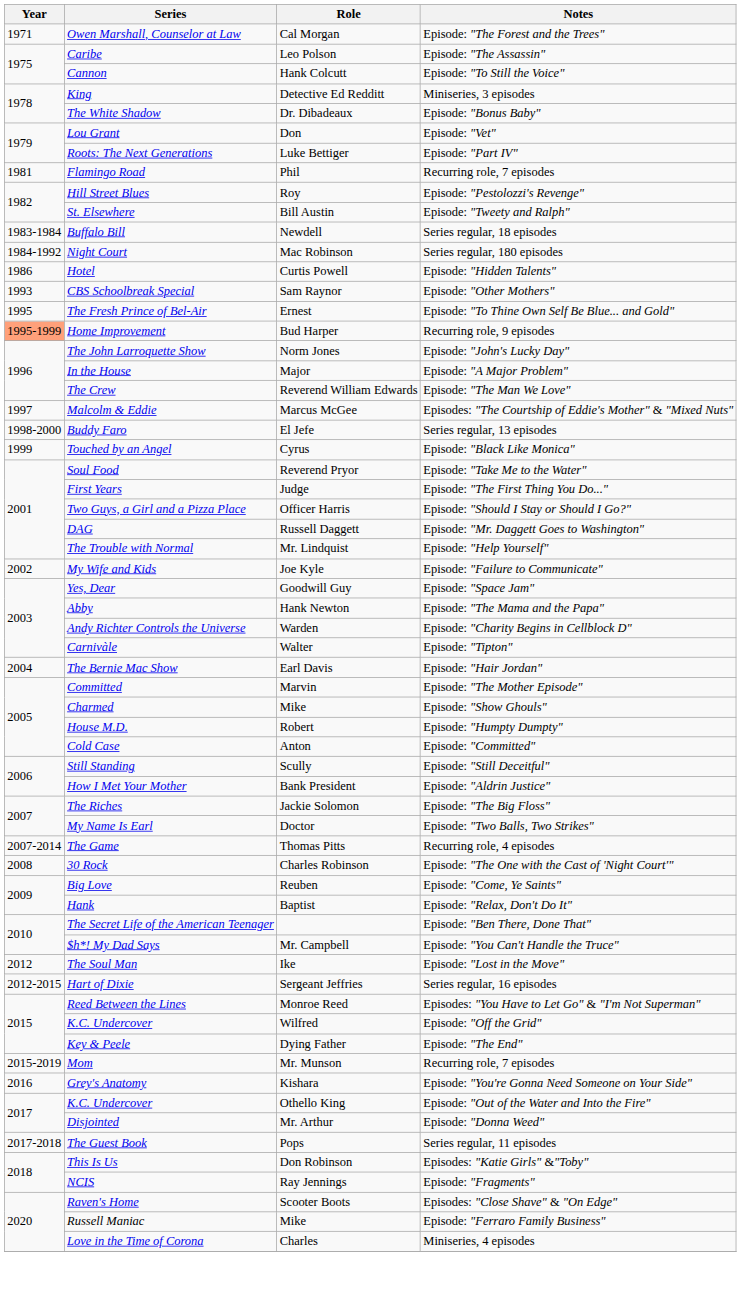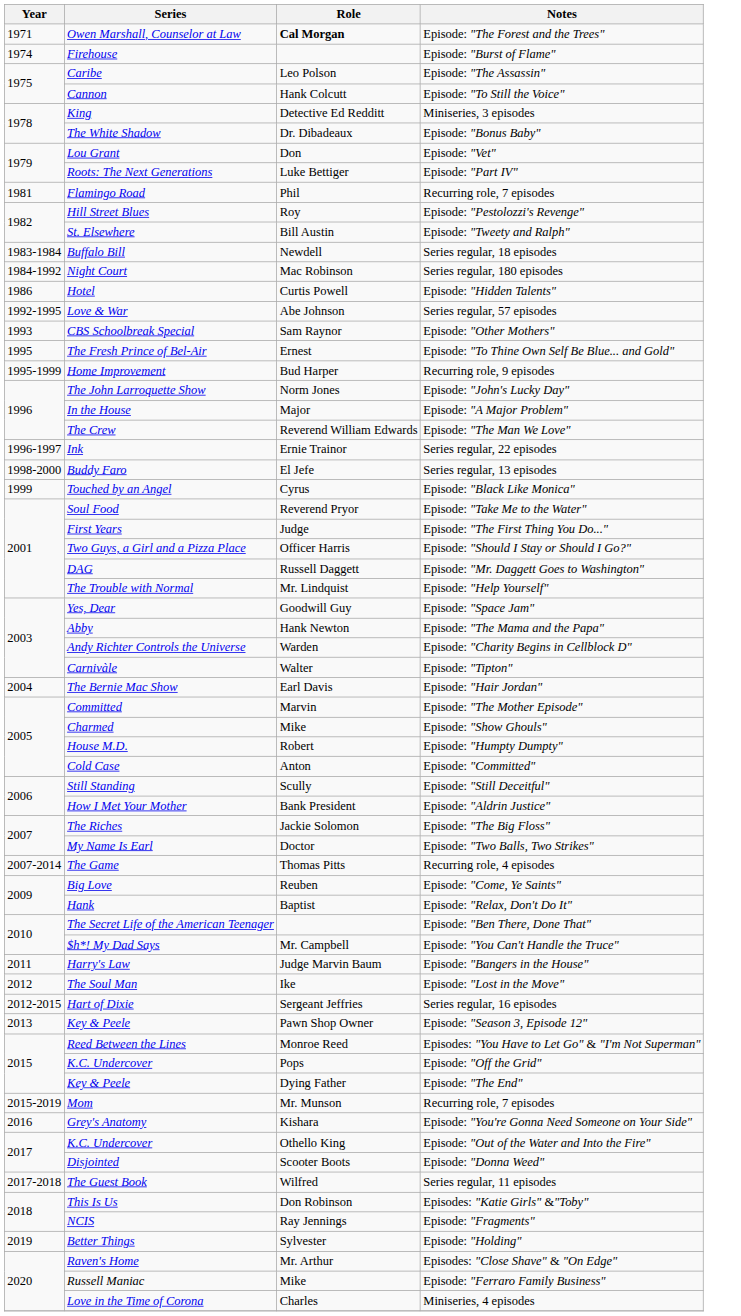(310, 34) normal -> (312, 34) bold
+ row: (92, 53)
+ row: (97, 311)
(34, 331) lightsalmon background -> (34, 370) no background
+ row: (75, 449)
- row: (112, 410)
- row: (112, 568)
- row: (87, 865)
+ row: (98, 964)
+ row: (99, 1023)
(299, 1023) Wilfred -> (292, 1063) Pops
(306, 1122) Mr. Arthur -> (315, 1162) Scooter Boots
(292, 1142) Pops -> (299, 1182) Wilfred
+ row: (101, 1241)
(315, 1201) Scooter Boots -> (306, 1261) Mr. Arthur
